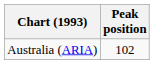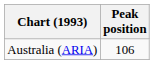(125, 49) 102 -> (125, 49) 106
